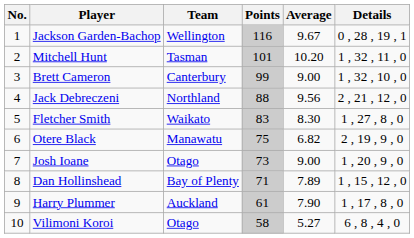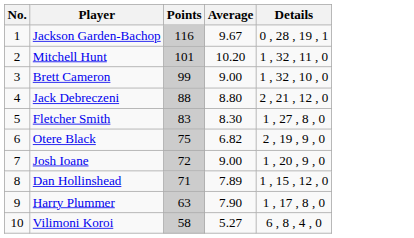- column: (203, 14)
(309, 98) 9.56 -> (231, 98) 8.80
(262, 160) 73 -> (184, 160) 72
(262, 202) 61 -> (184, 202) 63
